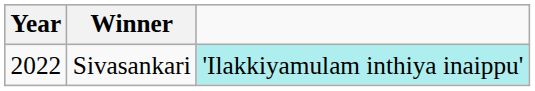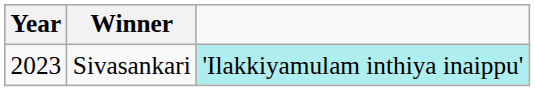(36, 64) 2022 -> (36, 64) 2023
